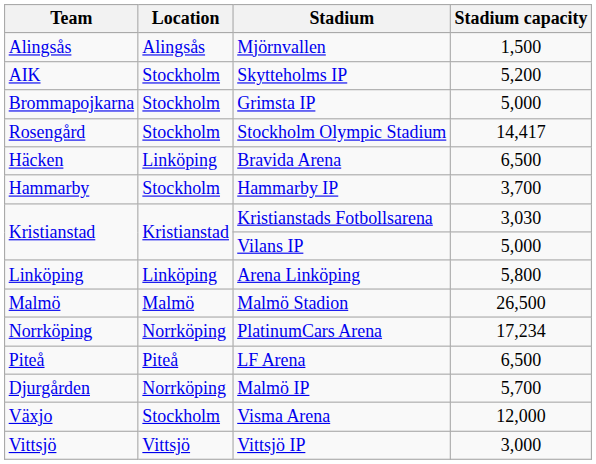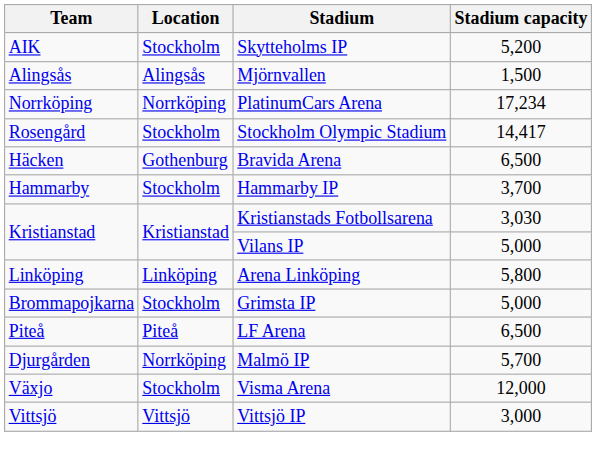rows swapped: (292, 75) <-> (282, 47)
rows swapped: (276, 103) <-> (310, 331)
(180, 160) Linköping -> (185, 160) Gothenburg
- row: (293, 302)
